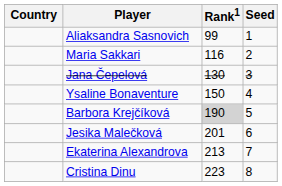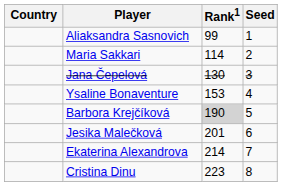(214, 56) 116 -> (214, 56) 114
(215, 94) 150 -> (215, 94) 153
(215, 152) 213 -> (215, 152) 214
